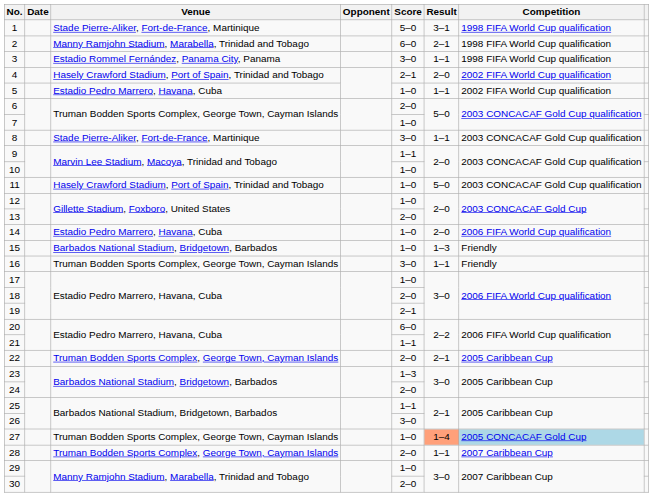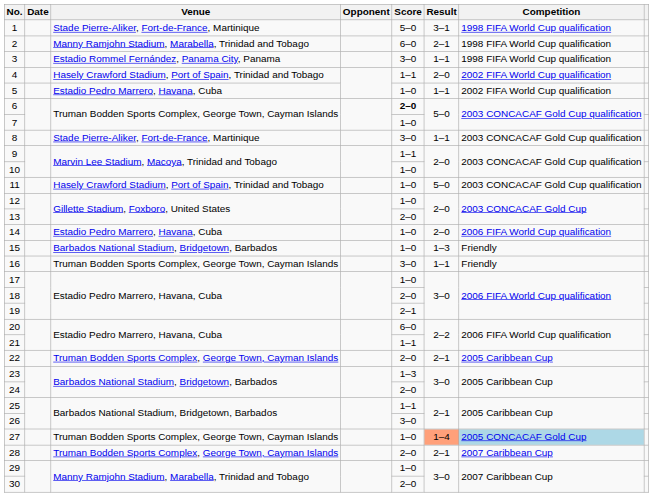(408, 75) 2–1 -> (408, 75) 1–1
(408, 106) normal -> (408, 106) bold
(442, 452) 1–1 -> (442, 452) 2–1
